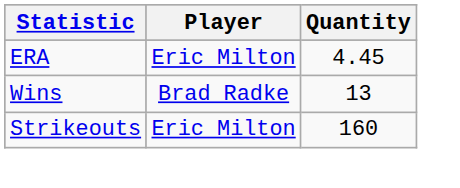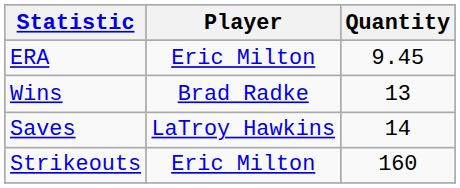(359, 58) 4.45 -> (398, 58) 9.45
+ row: (43, 129)
